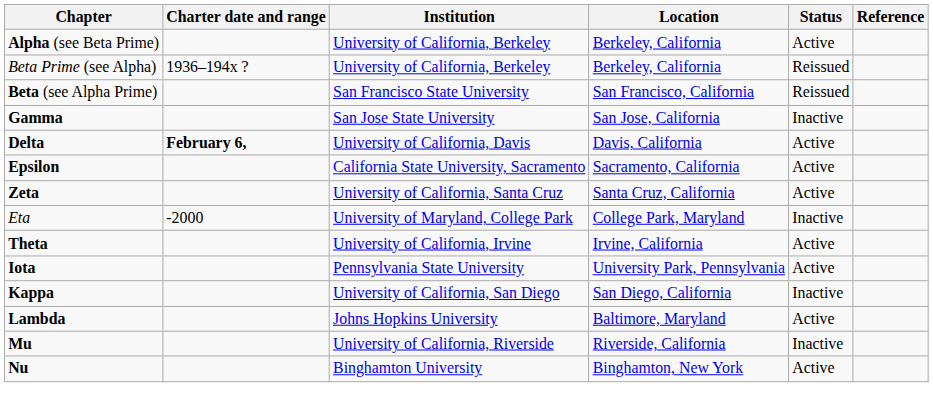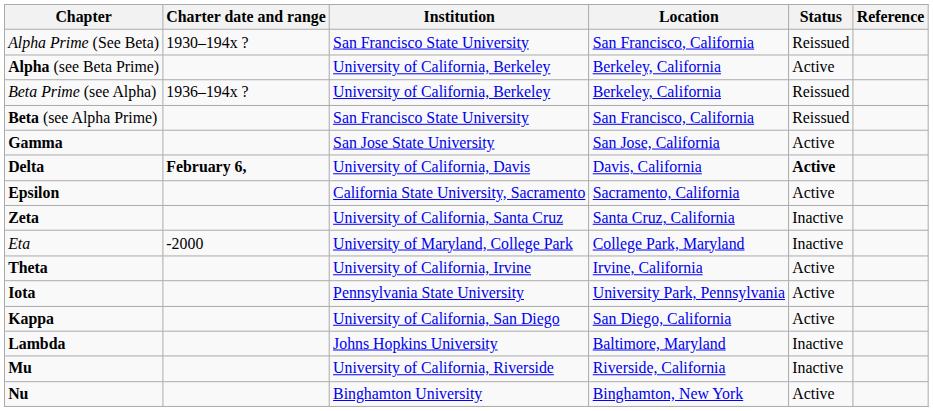+ row: (84, 42)
(818, 117) Inactive -> (813, 142) Active
(813, 142) normal -> (814, 167) bold
(813, 192) Active -> (818, 218) Inactive
(818, 293) Inactive -> (813, 318) Active
(813, 318) Active -> (818, 343) Inactive
